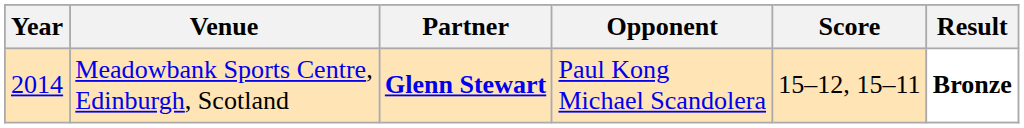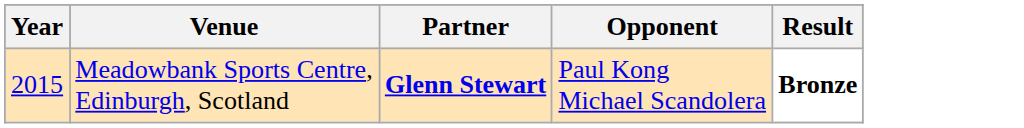- column: (849, 26)
(37, 84) 2014 -> (37, 84) 2015
